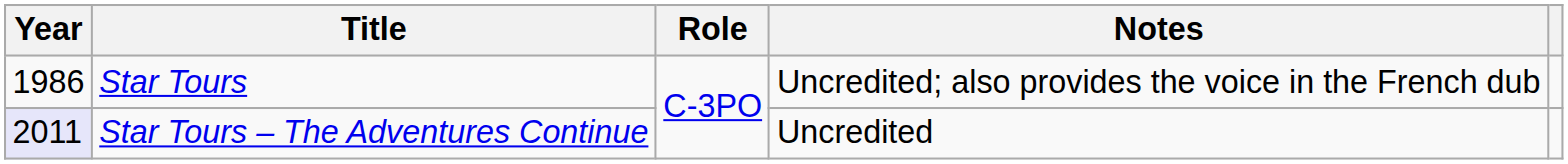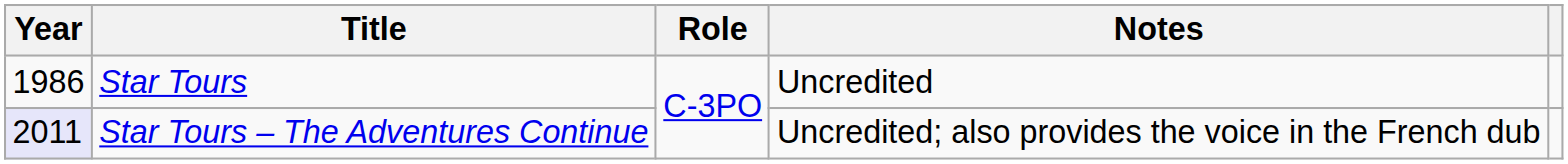(1159, 81) Uncredited; also provides the voice in the French dub -> (855, 81) Uncredited
(855, 132) Uncredited -> (1159, 132) Uncredited; also provides the voice in the French dub
